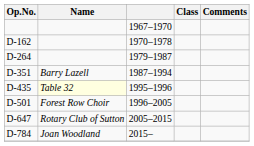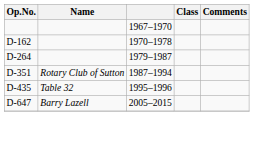(64, 73) Barry Lazell -> (82, 73) Rotary Club of Sutton
(57, 88) lightyellow background -> (57, 88) no background
- row: (19, 103)
(82, 118) Rotary Club of Sutton -> (64, 103) Barry Lazell
- row: (19, 133)
